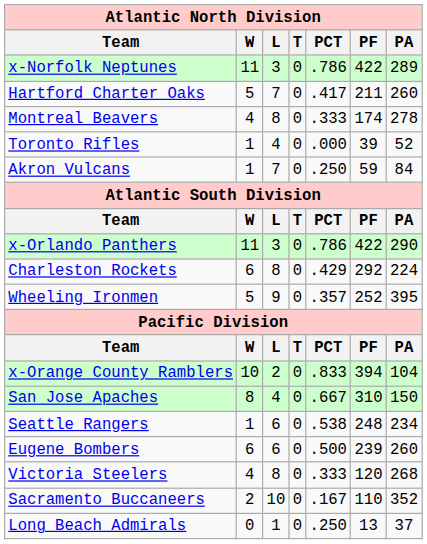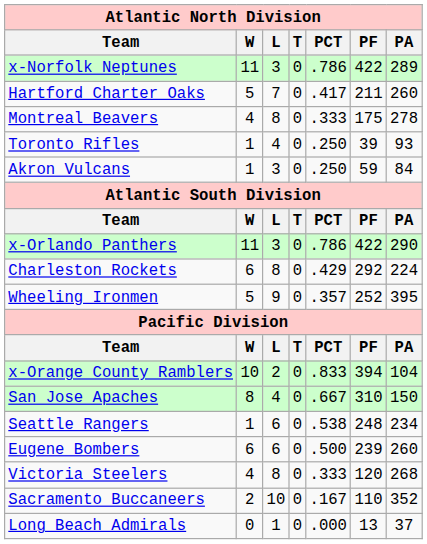(368, 119) 174 -> (368, 119) 175
(328, 144) .000 -> (328, 144) .250
(404, 144) 52 -> (404, 144) 93
(276, 170) 7 -> (276, 170) 3
(328, 526) .250 -> (328, 526) .000
